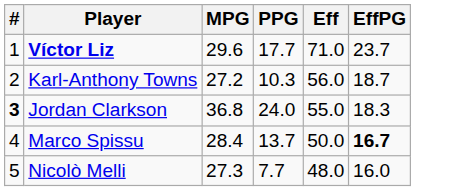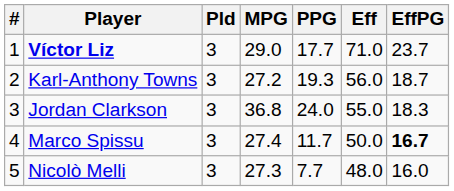+ column: (221, 19)
(225, 49) 29.6 -> (263, 49) 29.0
(277, 79) 10.3 -> (315, 79) 19.3
(14, 110) bold -> (14, 110) normal
(225, 140) 28.4 -> (263, 140) 27.4
(277, 140) 13.7 -> (314, 140) 11.7
